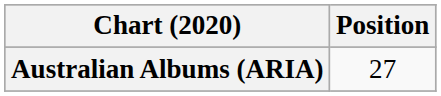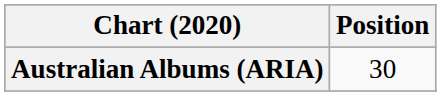(383, 68) 27 -> (383, 68) 30
